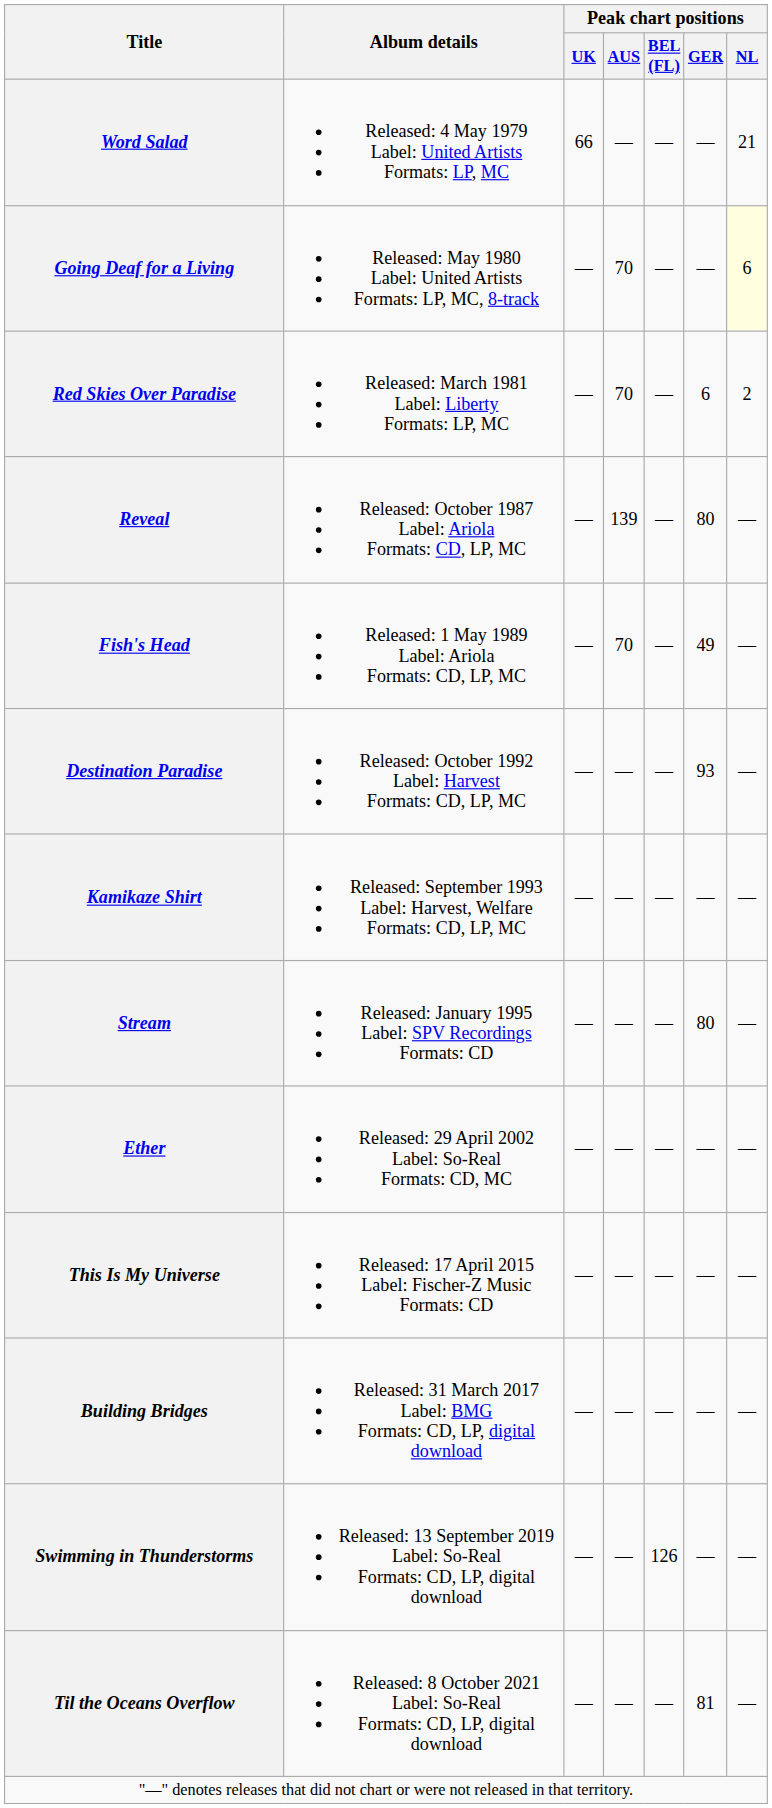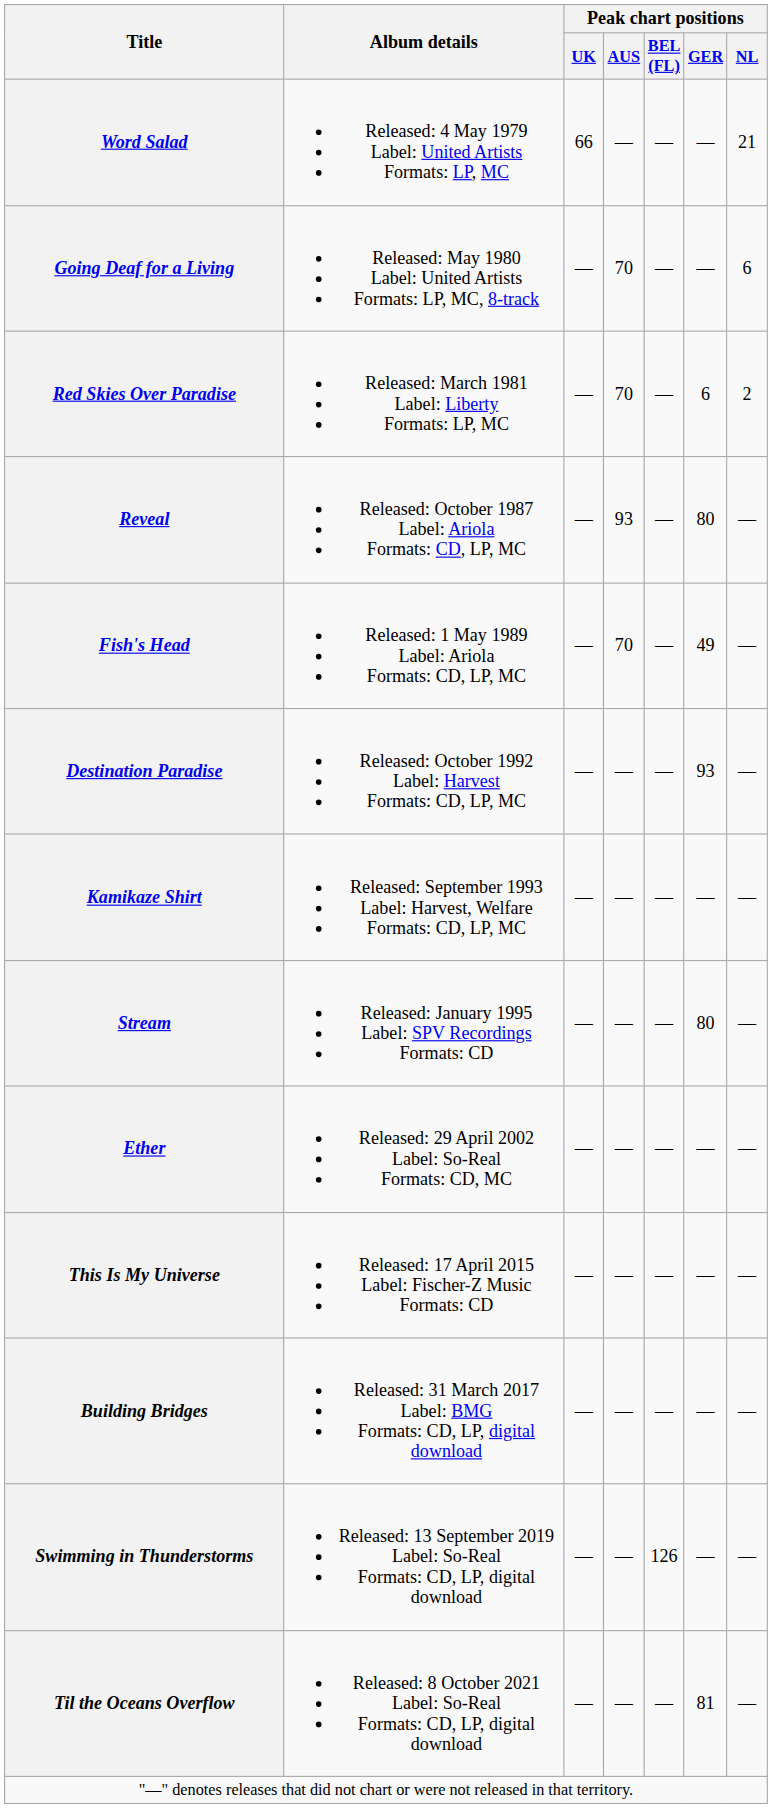(747, 268) lightyellow background -> (747, 268) no background
(624, 519) 139 -> (624, 519) 93
